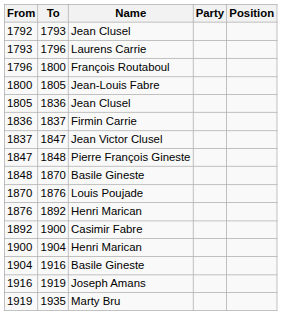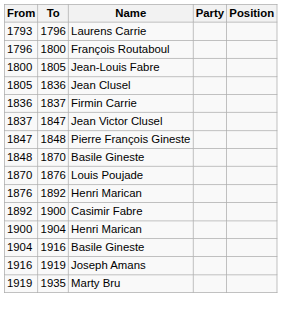- row: (20, 31)
